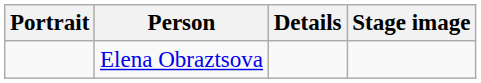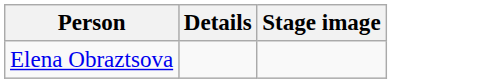- column: (50, 22)
